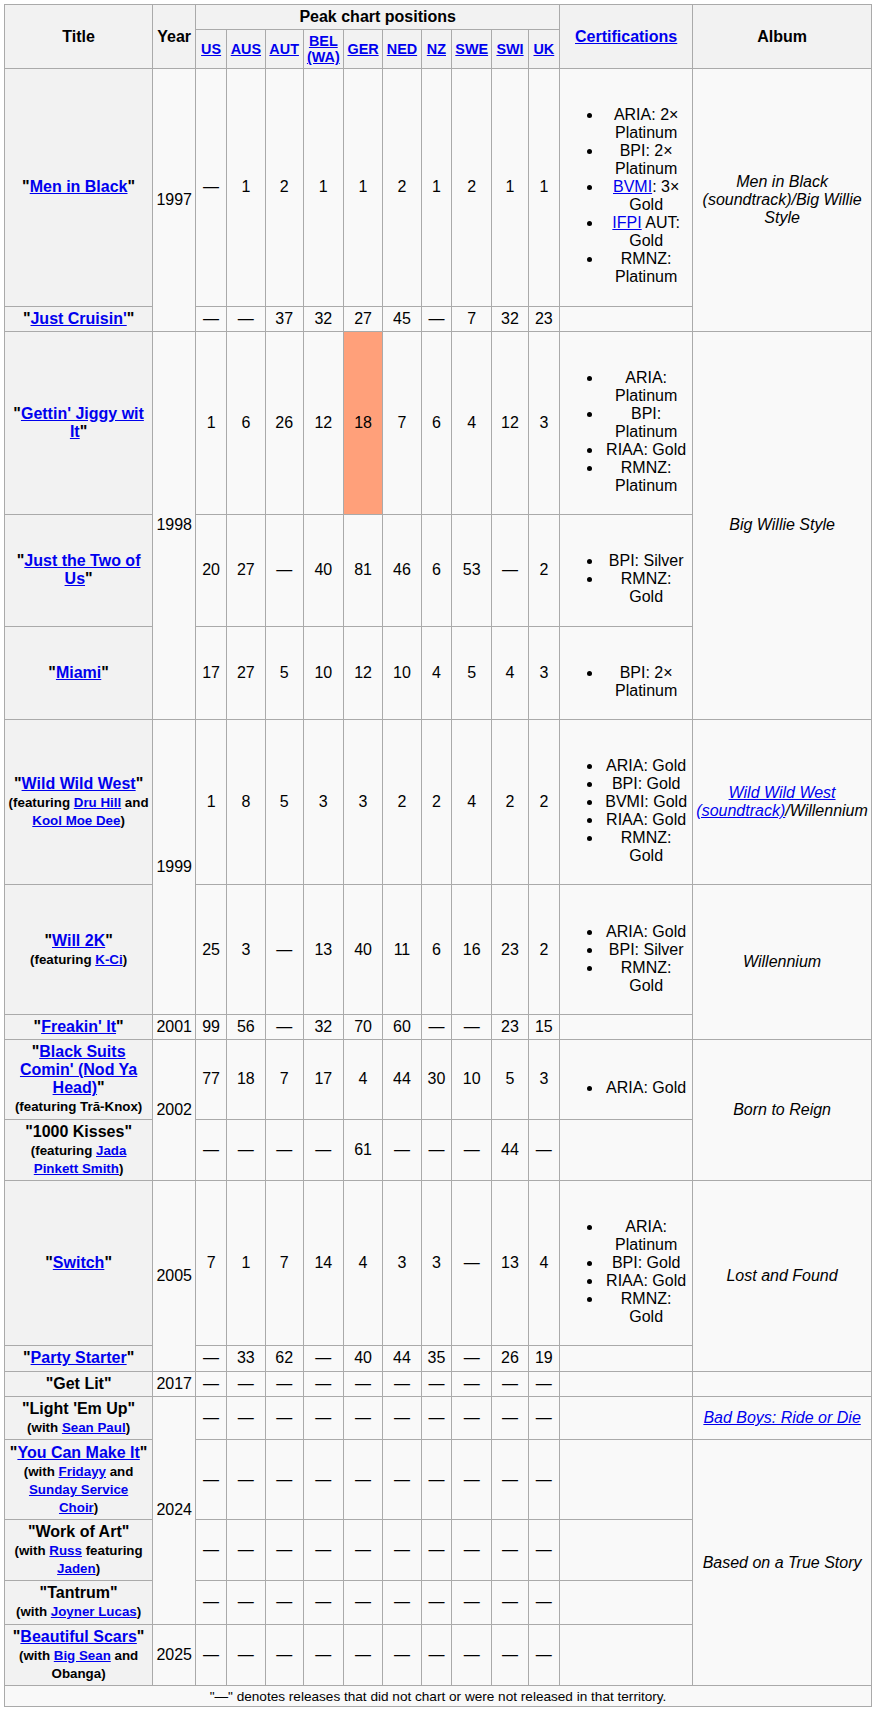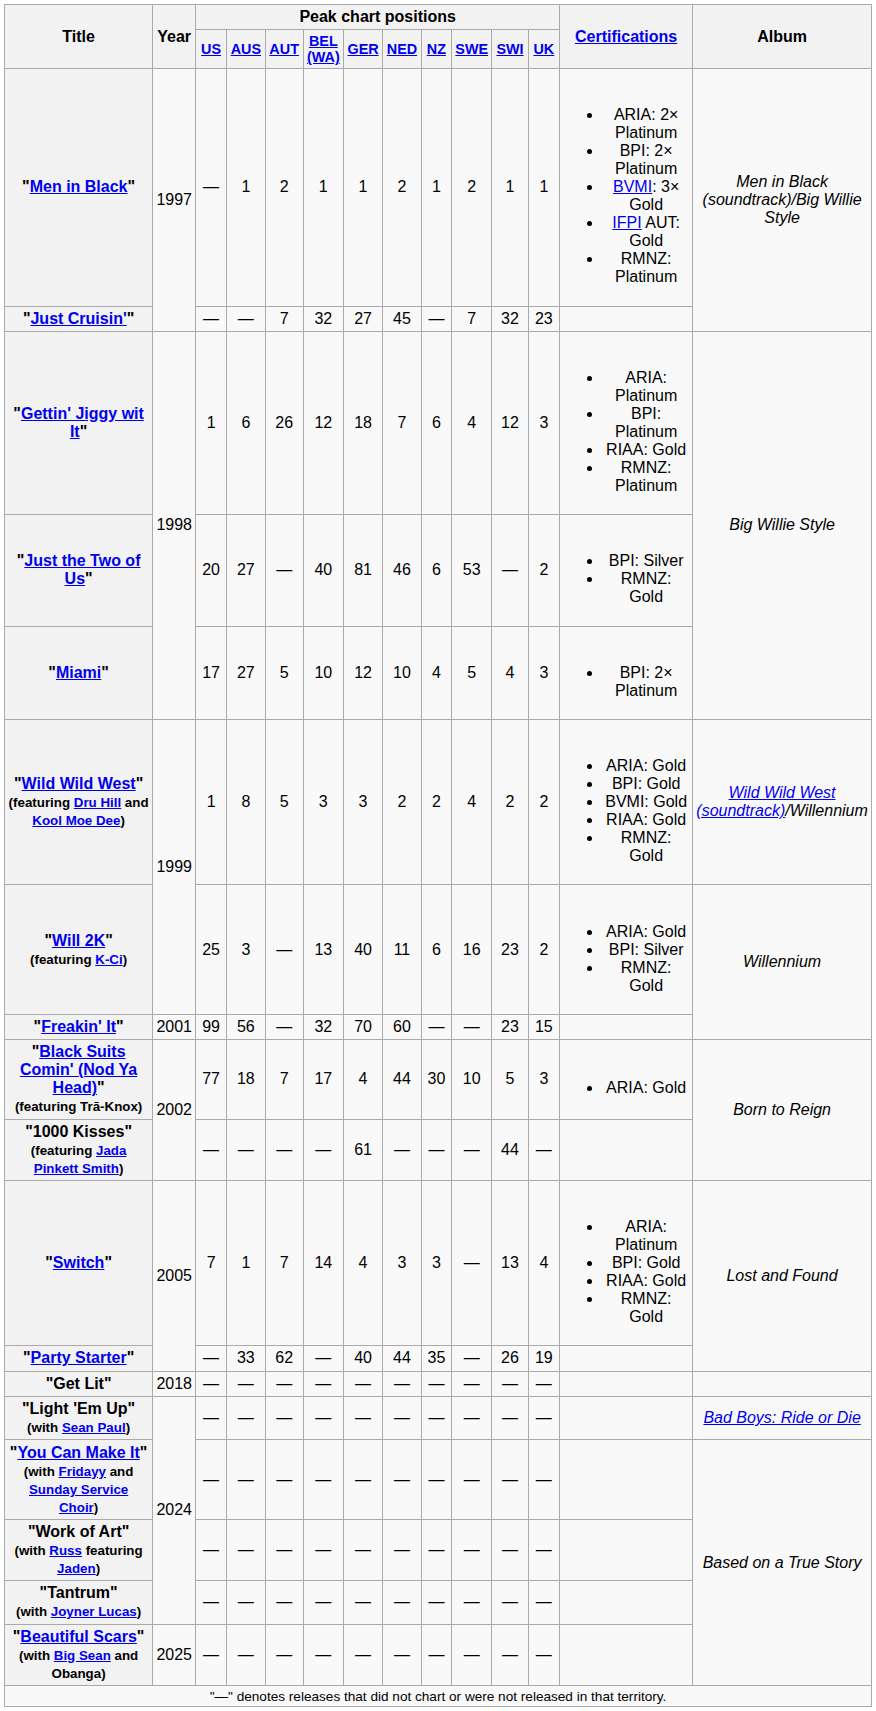(284, 318) 37 -> (284, 318) 7
(363, 423) lightsalmon background -> (363, 423) no background
(174, 1383) 2017 -> (174, 1383) 2018
